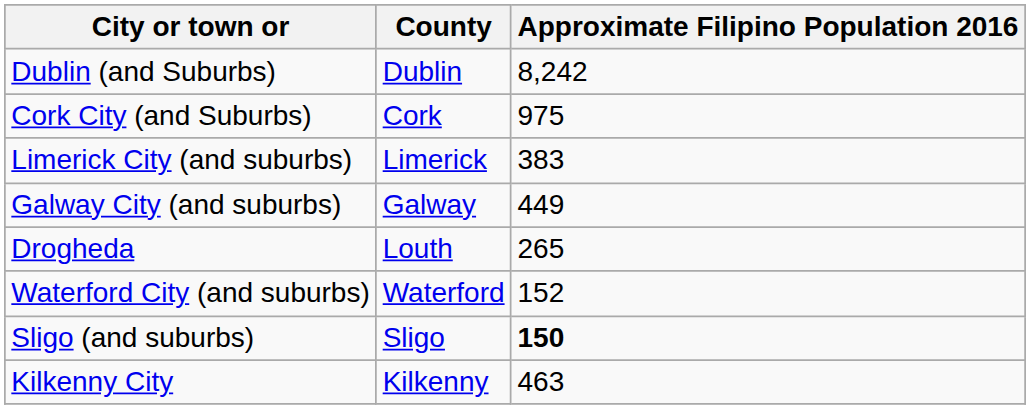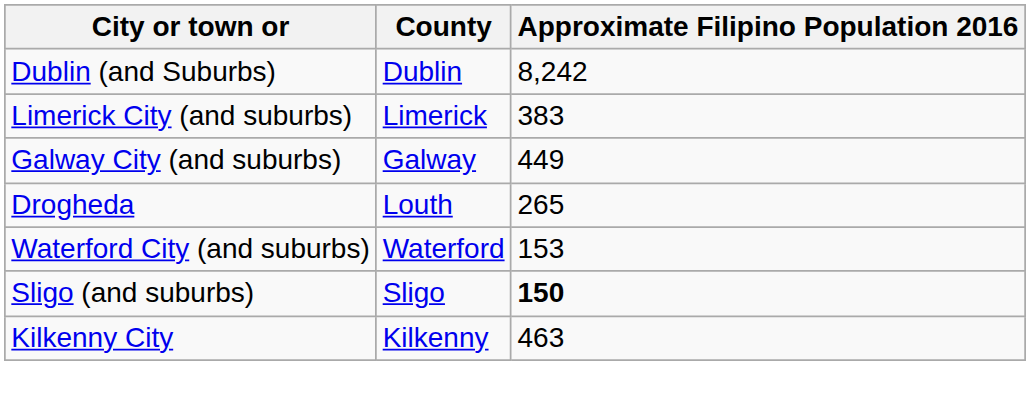- row: (162, 115)
(541, 293) 152 -> (541, 248) 153
